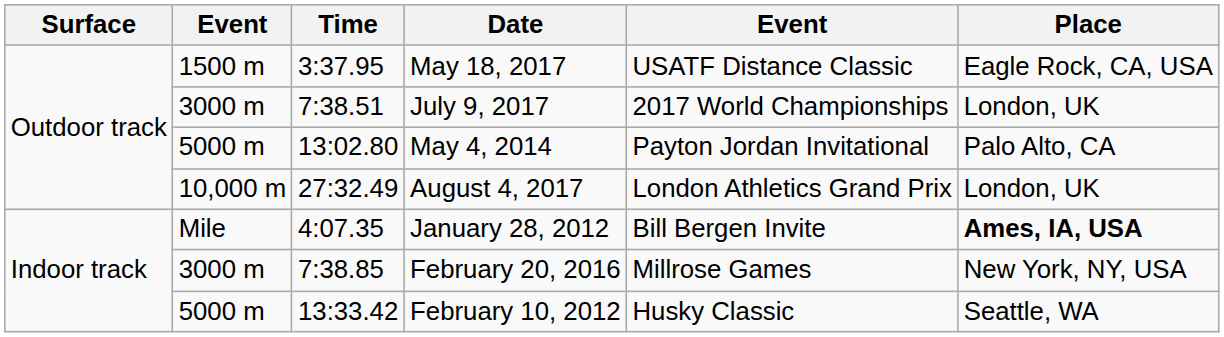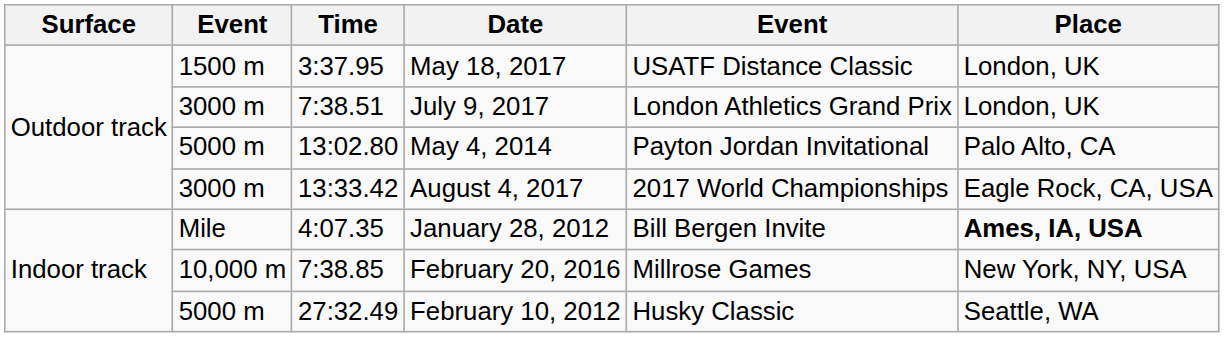(1088, 65) Eagle Rock, CA, USA -> (1032, 65) London, UK
(790, 106) 2017 World Championships -> (792, 106) London Athletics Grand Prix
(232, 188) 10,000 m -> (222, 188) 3000 m
(348, 188) 27:32.49 -> (348, 188) 13:33.42
(792, 188) London Athletics Grand Prix -> (790, 188) 2017 World Championships
(1032, 188) London, UK -> (1088, 188) Eagle Rock, CA, USA
(222, 270) 3000 m -> (232, 270) 10,000 m
(348, 310) 13:33.42 -> (348, 310) 27:32.49
